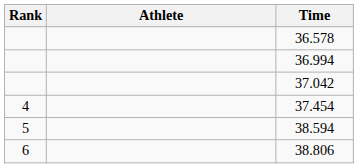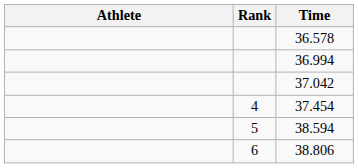columns swapped: (26, 15) <-> (161, 15)
